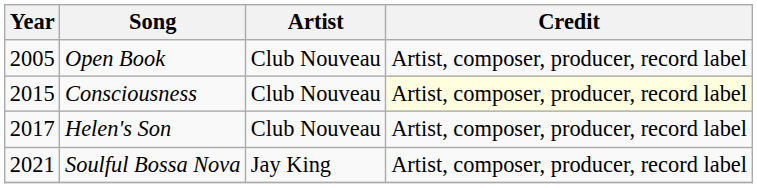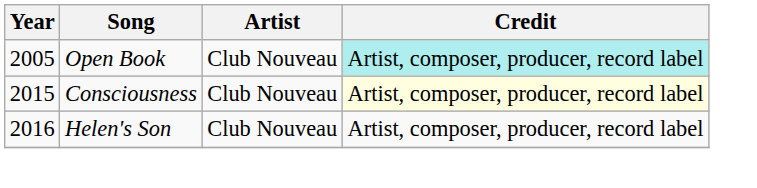(569, 57) no background -> (526, 57) paleturquoise background
(32, 128) 2017 -> (32, 128) 2016
- row: (153, 164)
